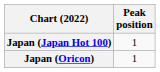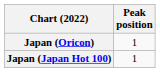rows swapped: (59, 42) <-> (59, 59)
